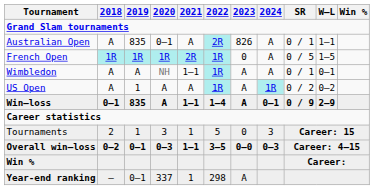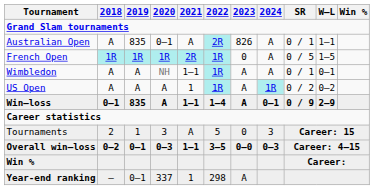(138, 87) 1 -> (138, 87) A
(191, 87) A -> (191, 87) 1
(191, 132) 1 -> (191, 132) A
